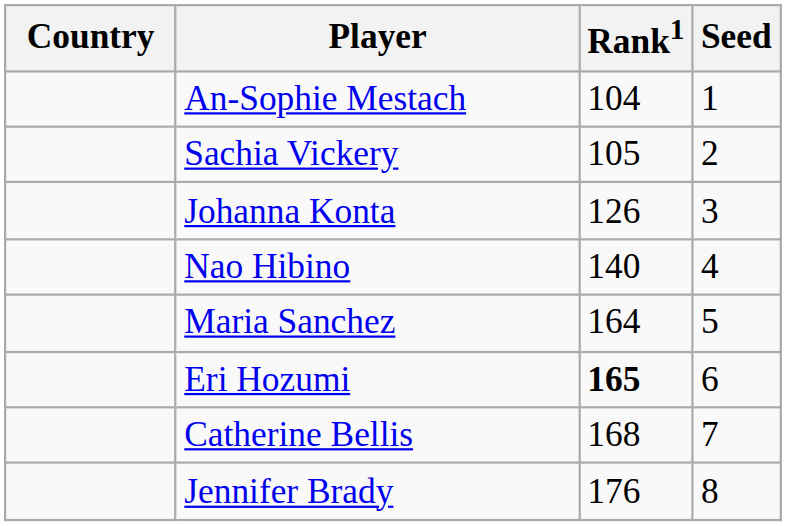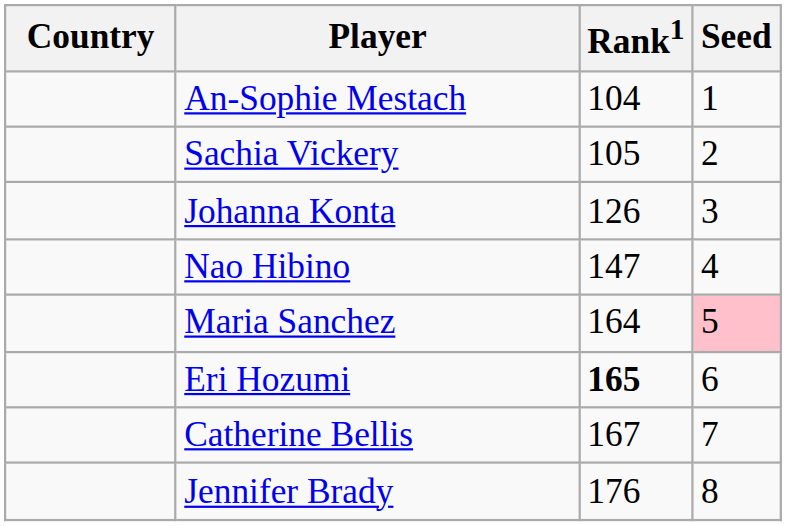(614, 266) 140 -> (614, 266) 147
(710, 322) no background -> (710, 322) pink background
(614, 434) 168 -> (614, 434) 167
